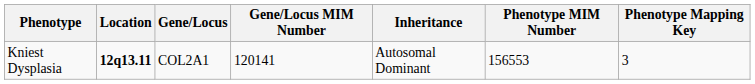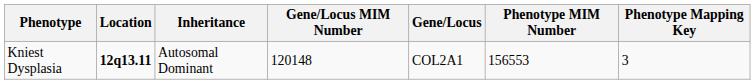columns swapped: (193, 23) <-> (428, 23)
(255, 60) 120141 -> (291, 60) 120148
